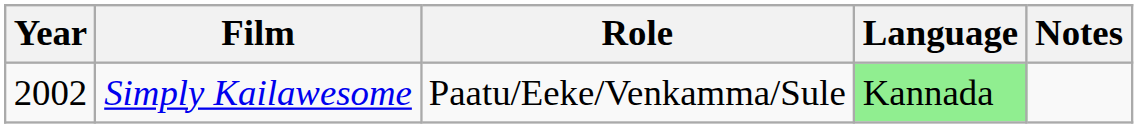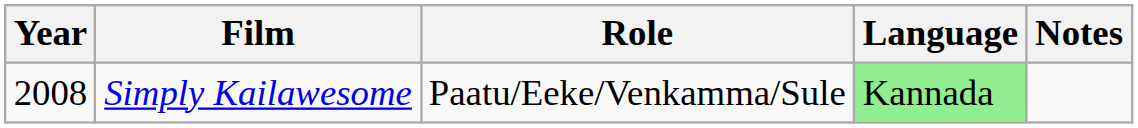(50, 92) 2002 -> (50, 92) 2008
